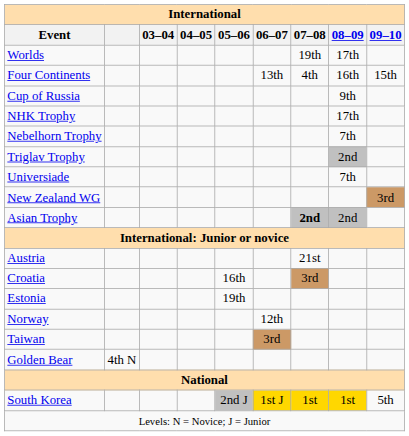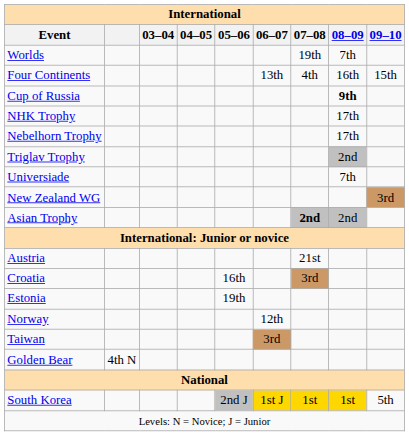(348, 55) 17th -> (348, 55) 7th
(348, 95) normal -> (348, 95) bold
(348, 136) 7th -> (348, 136) 17th
